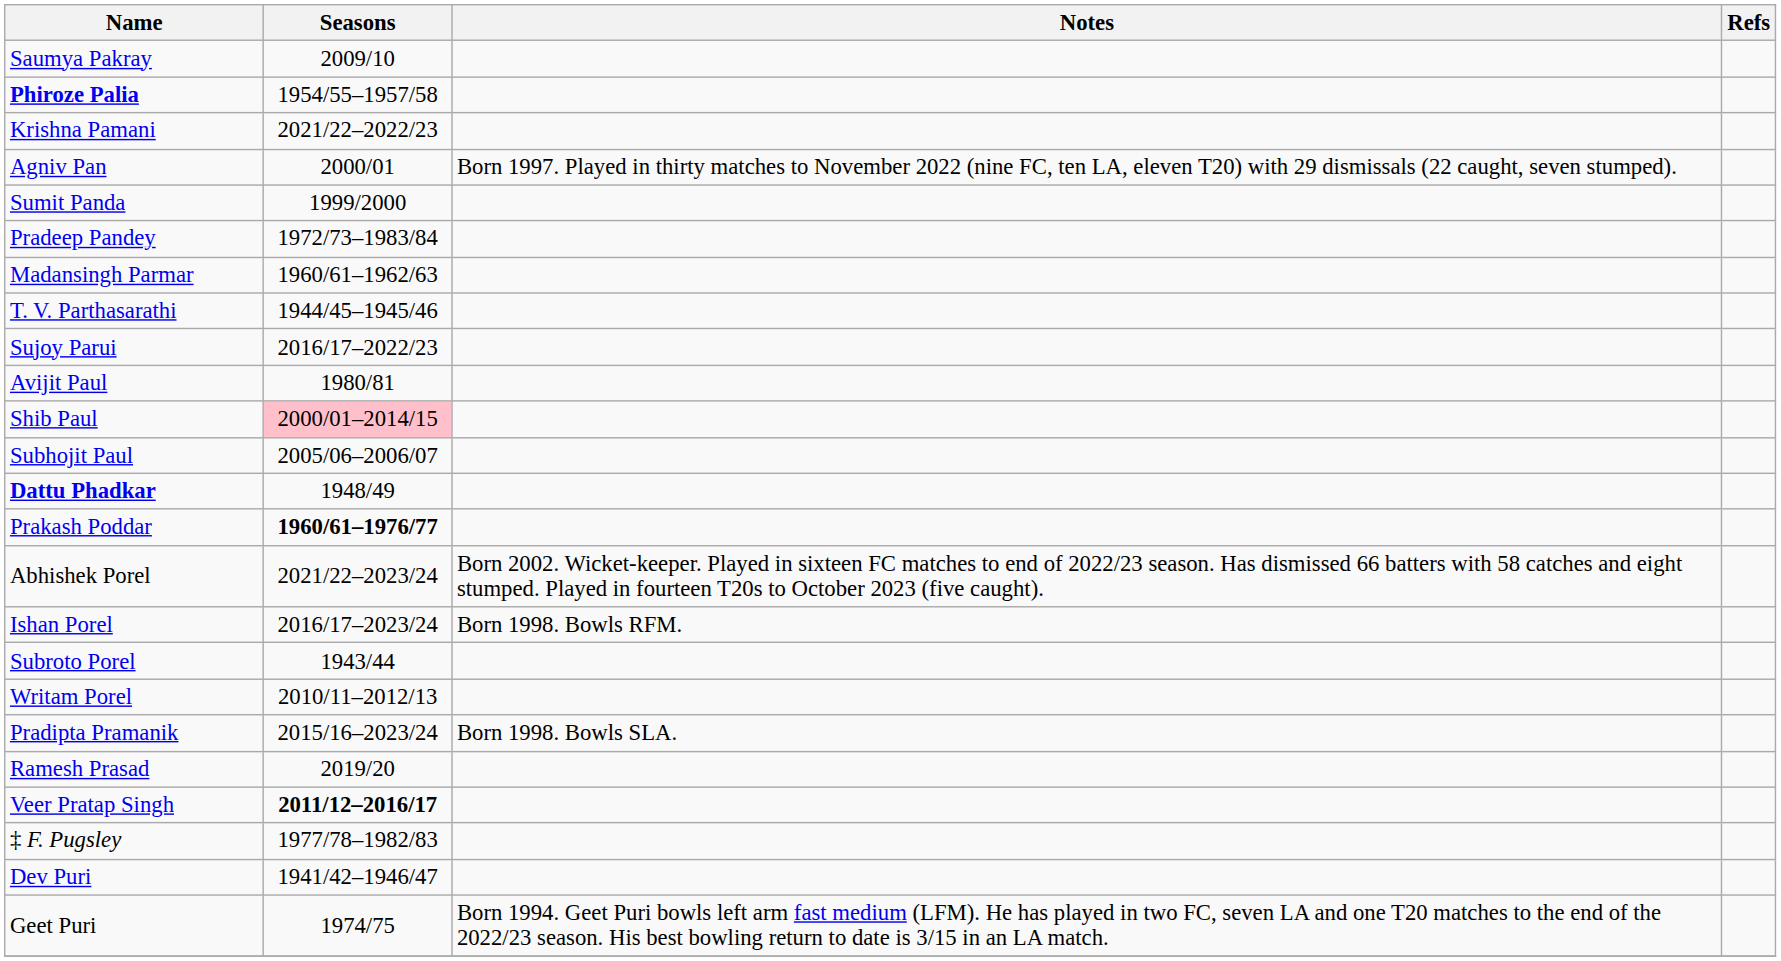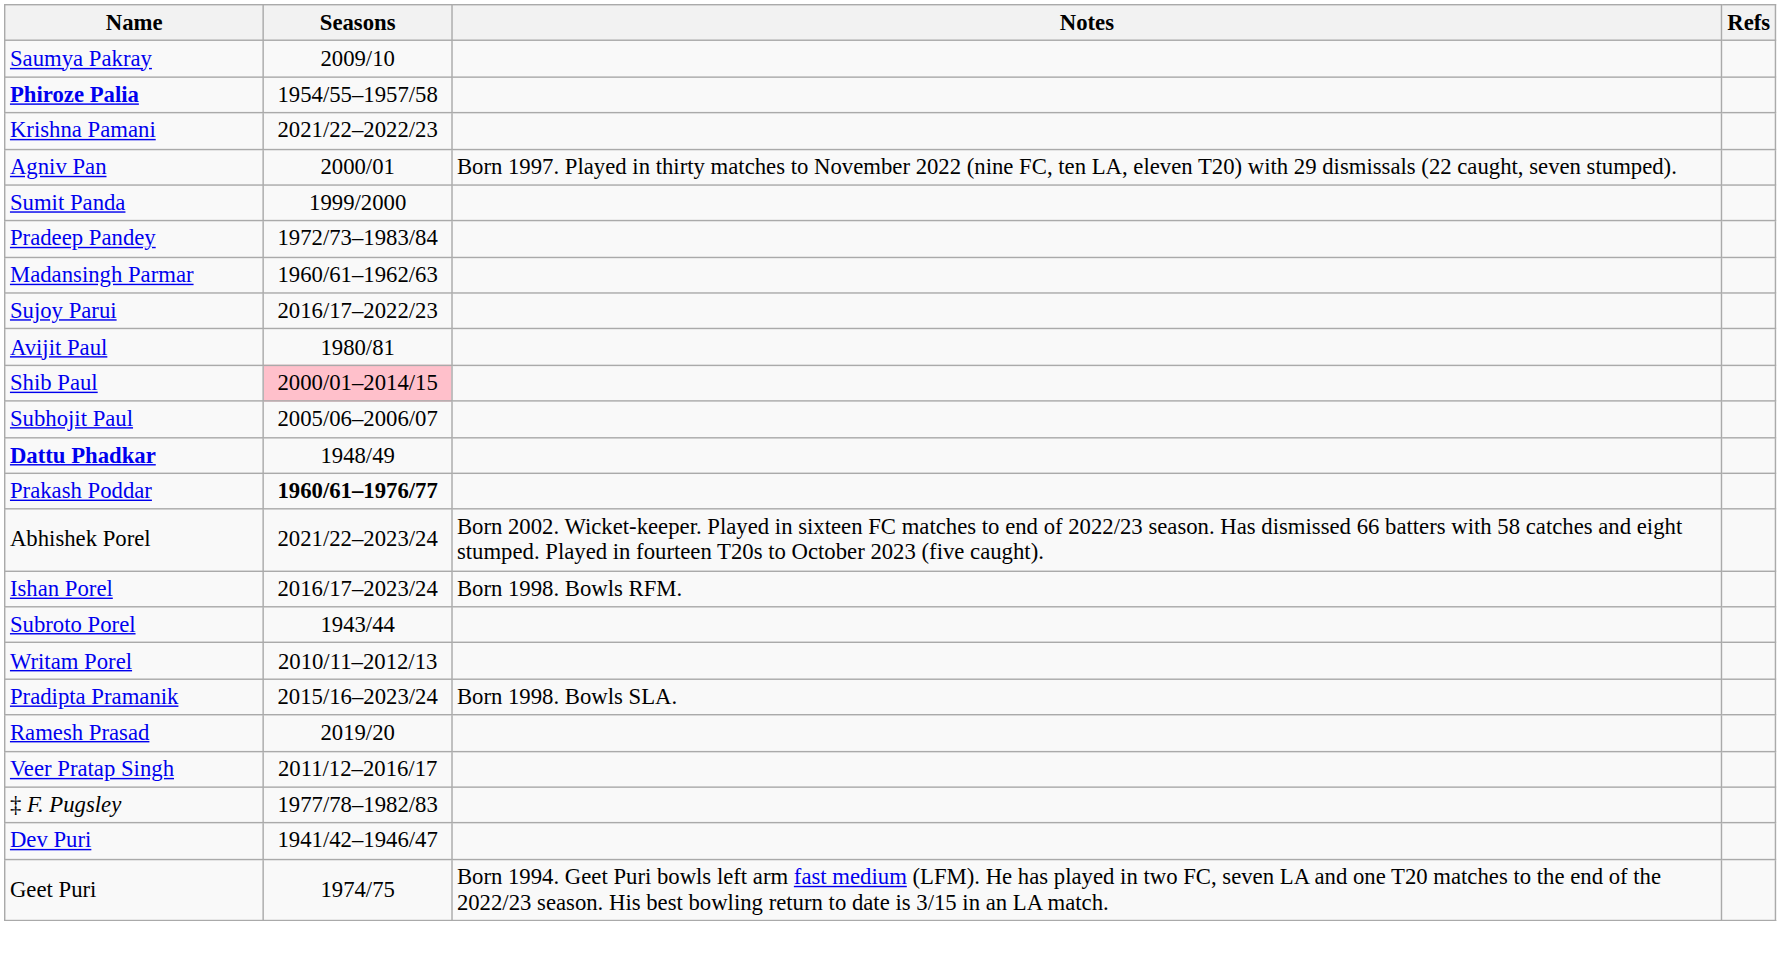- row: (93, 310)
(358, 804) bold -> (358, 768) normal
